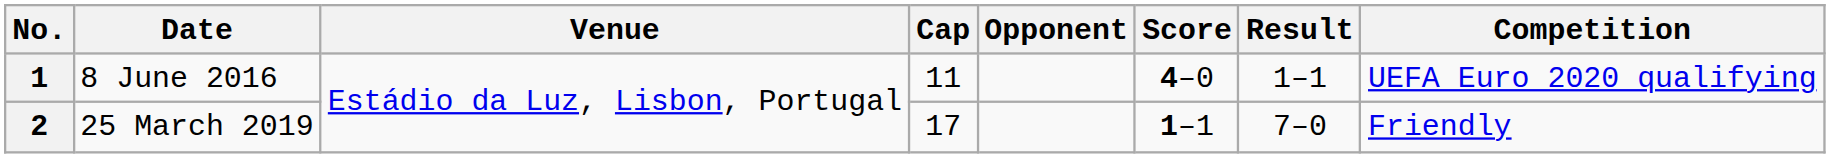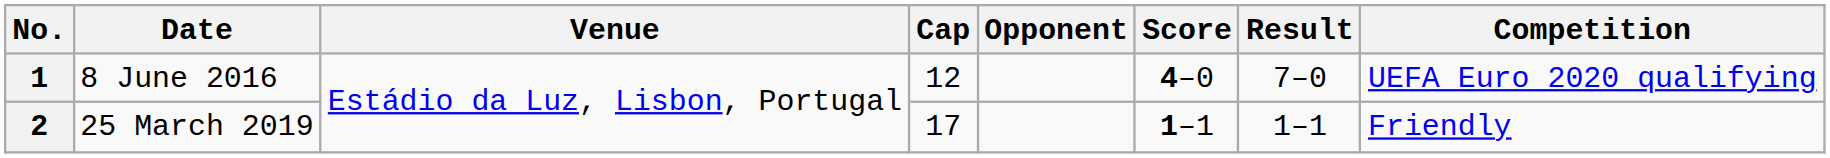(943, 78) 11 -> (943, 78) 12
(1300, 78) 1–1 -> (1300, 78) 7–0
(1300, 127) 7–0 -> (1300, 127) 1–1
